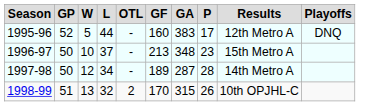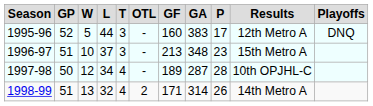+ column: (123, 14)
(66, 52) 50 -> (66, 52) 51
(259, 71) 14th Metro A -> (272, 71) 10th OPJHL-C
(159, 91) 170 -> (172, 91) 171
(185, 91) 315 -> (198, 91) 314
(259, 91) 10th OPJHL-C -> (272, 91) 14th Metro A
